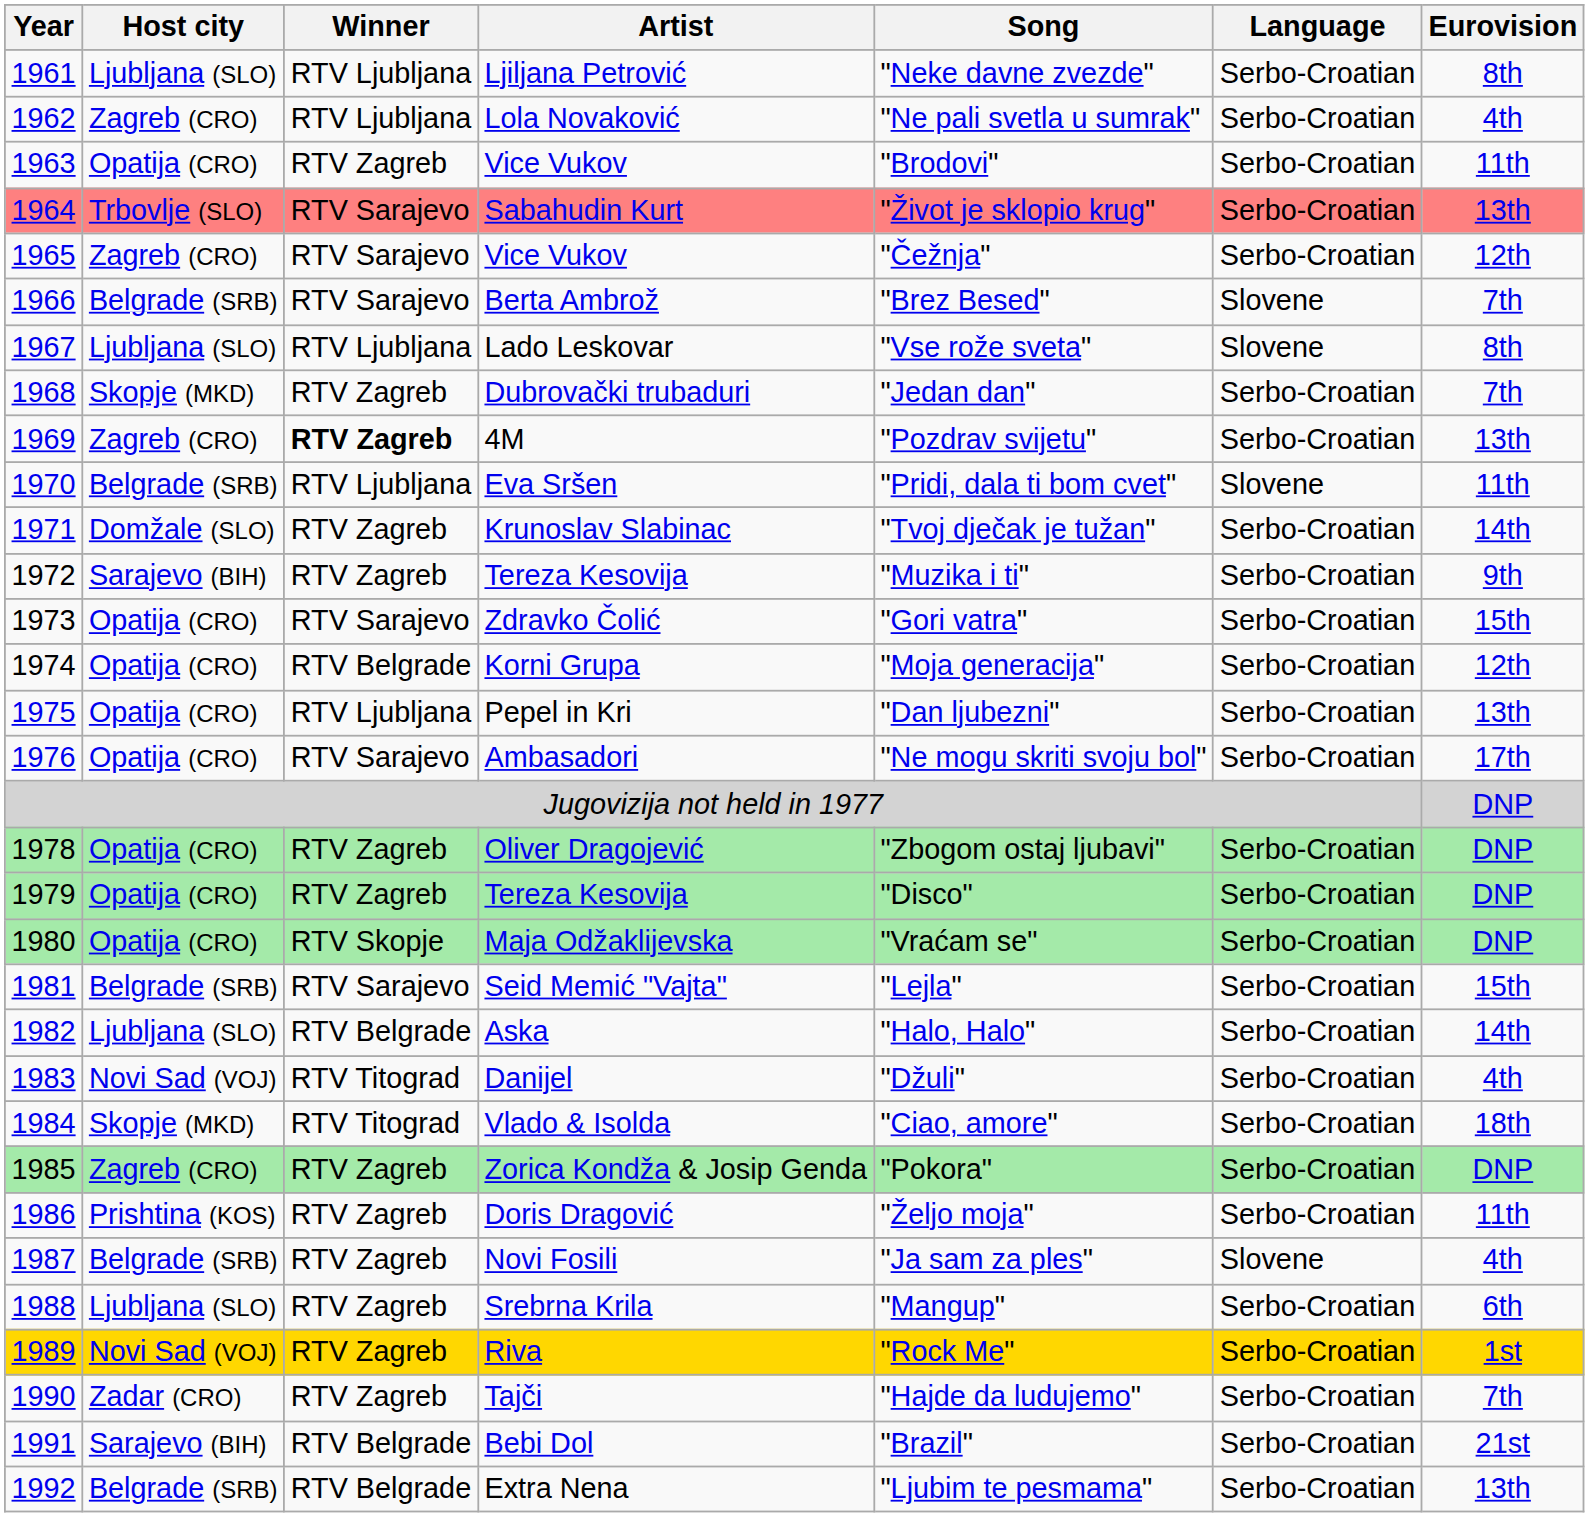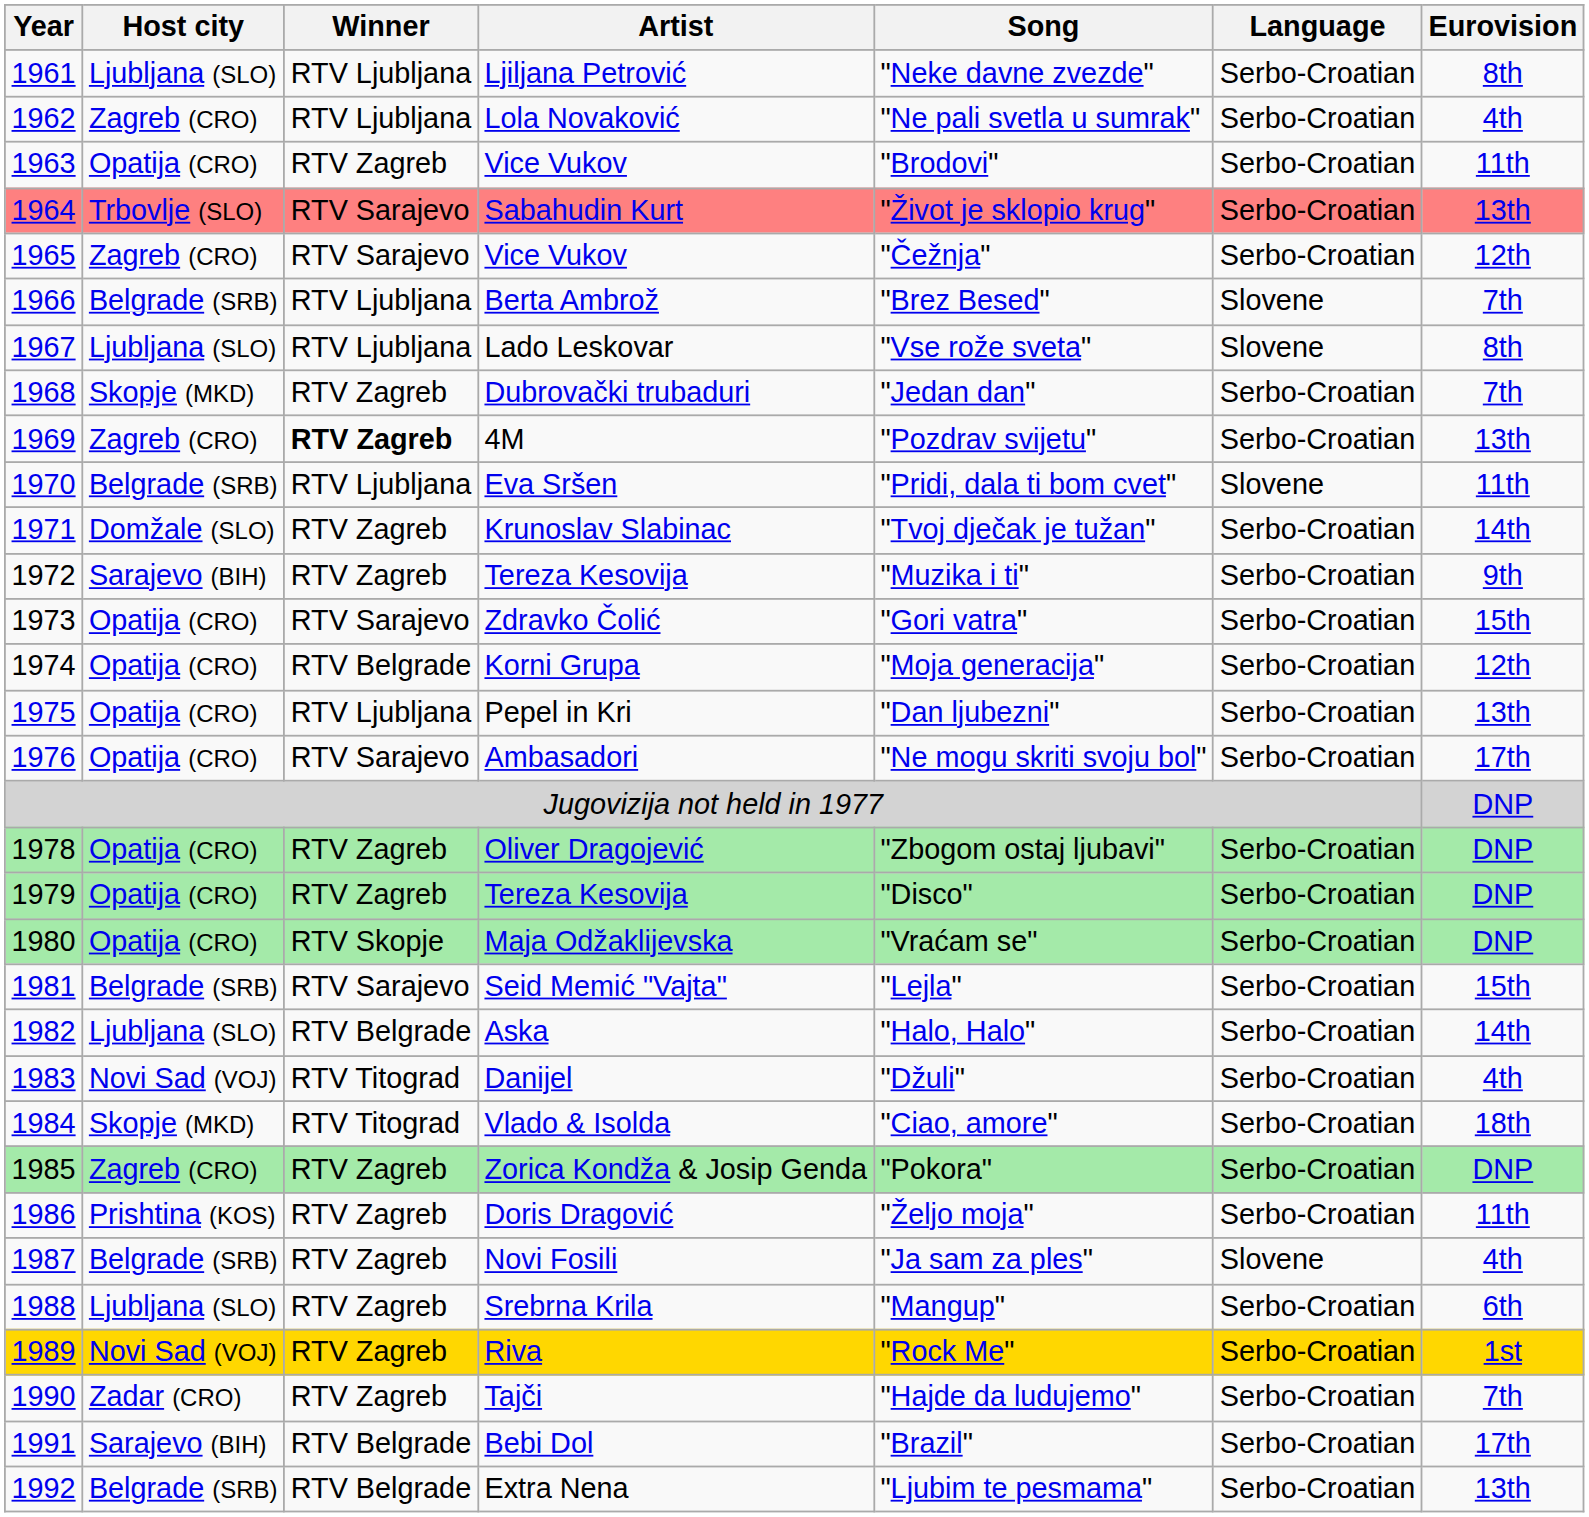(380, 301) RTV Sarajevo -> (381, 301) RTV Ljubljana
(1503, 1443) 21st -> (1503, 1443) 17th
